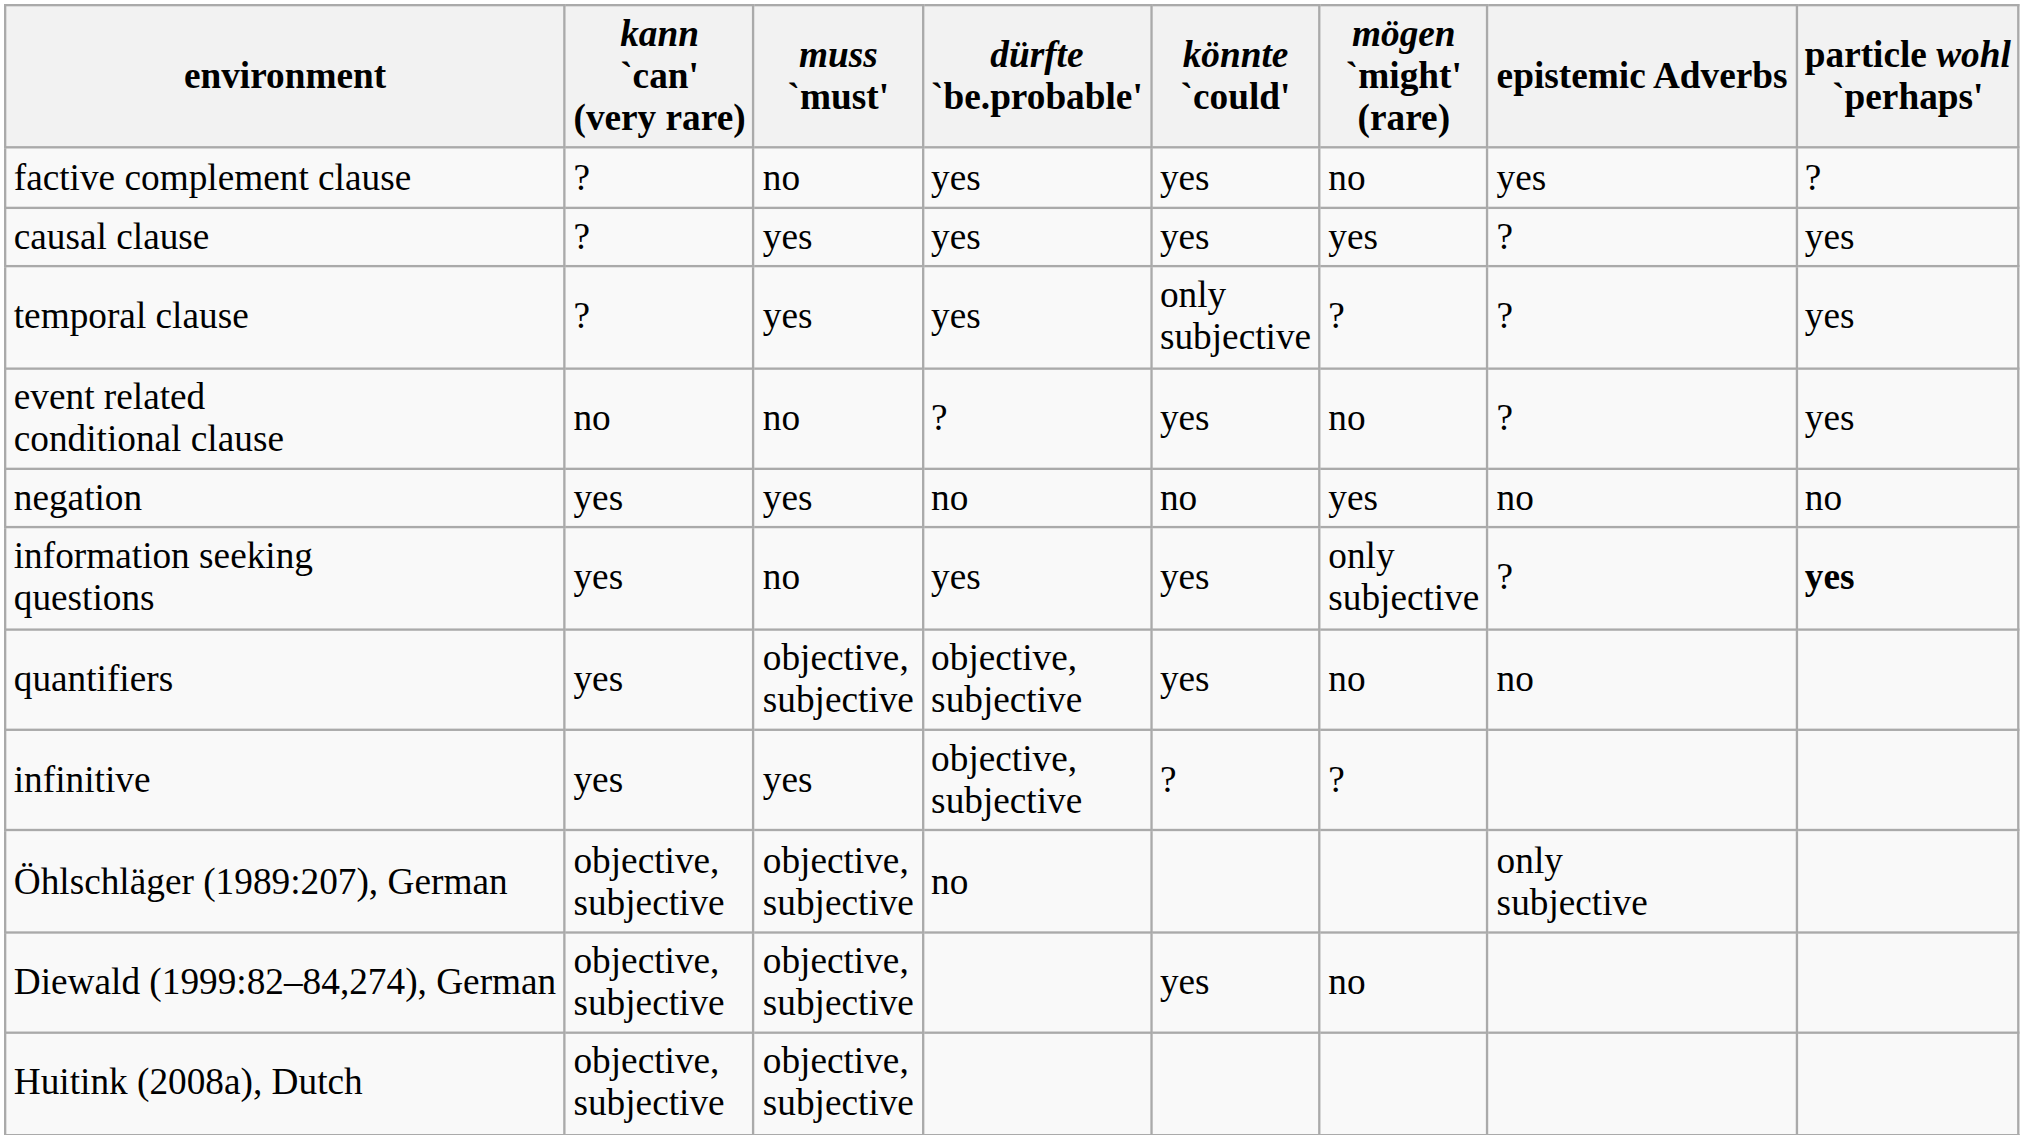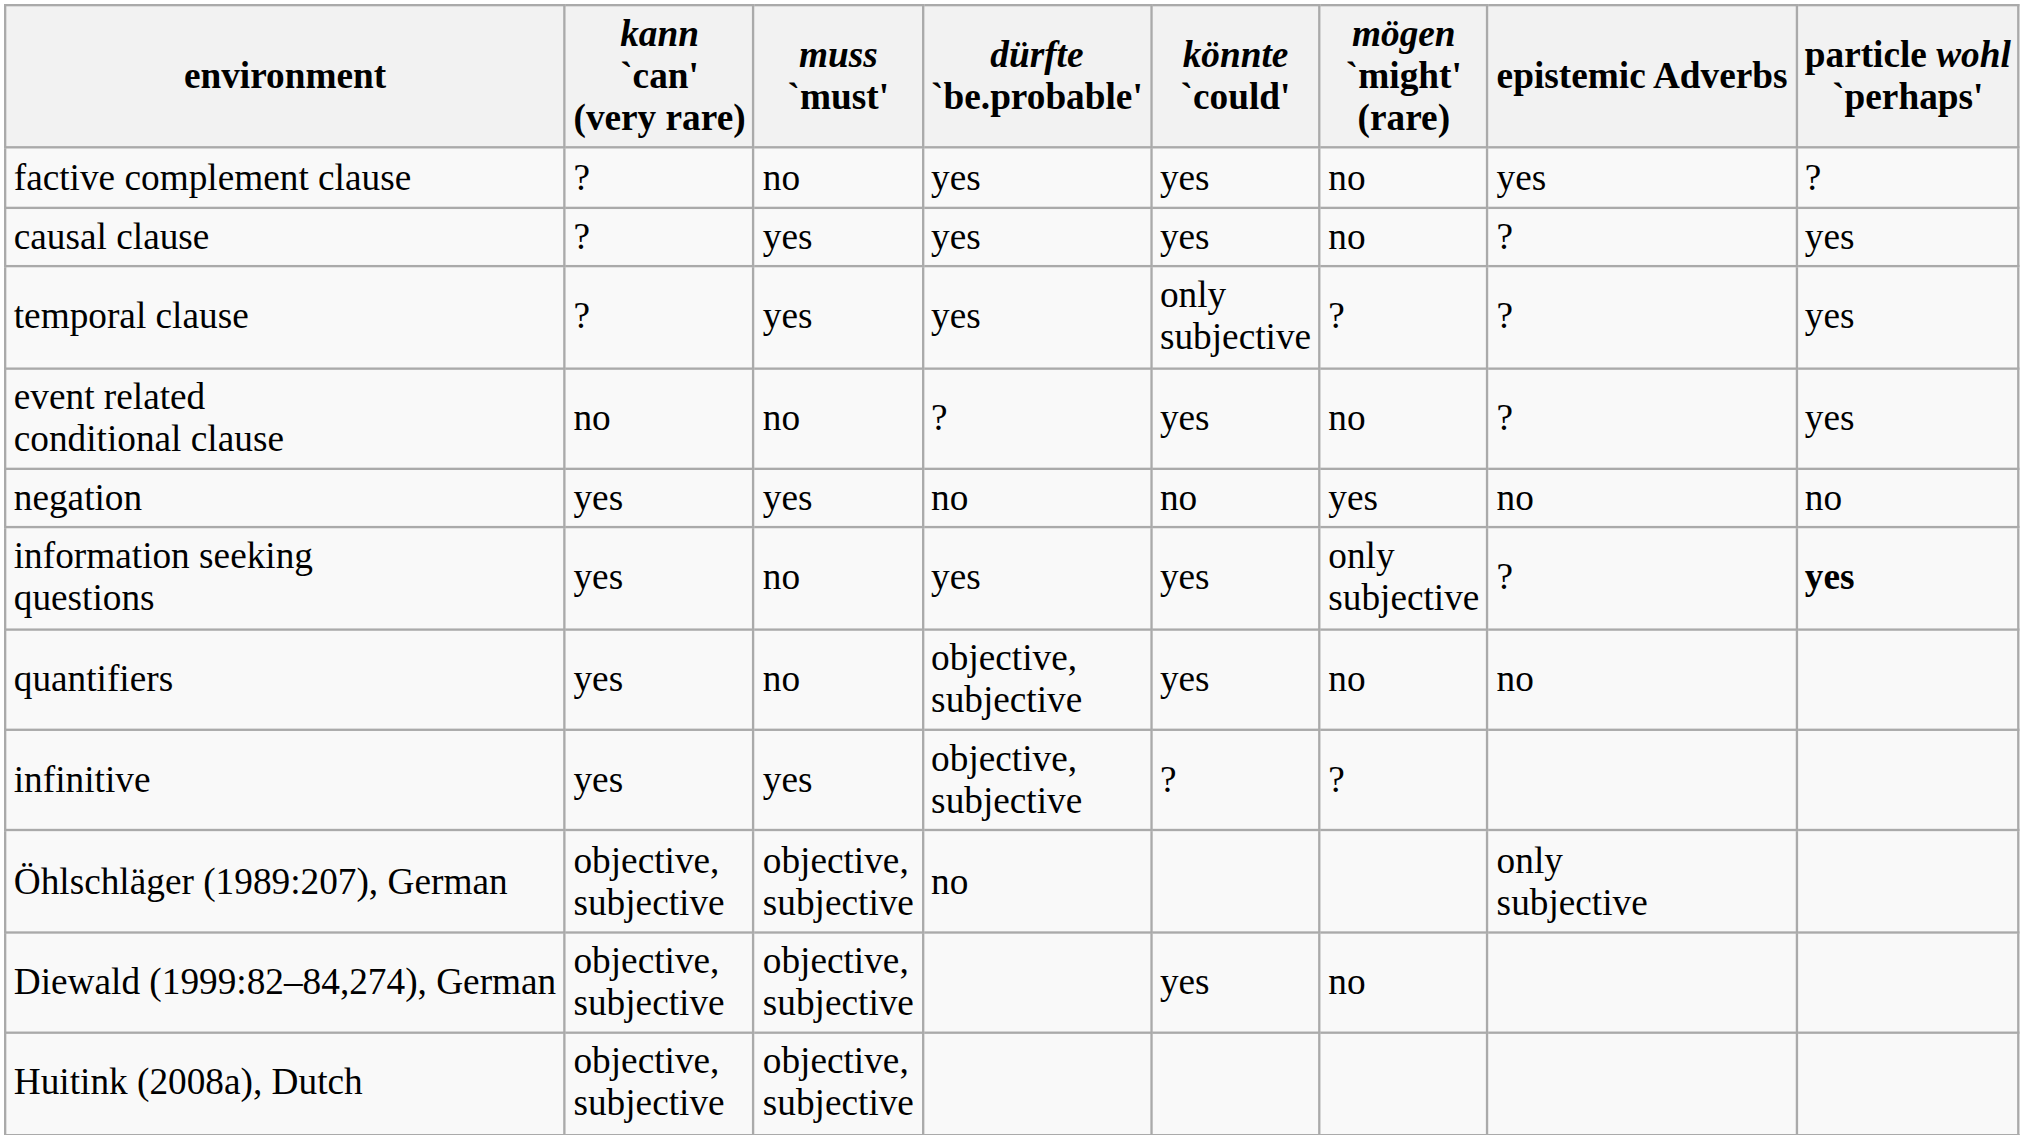(1353, 236) yes -> (1347, 236) no
(838, 678) objective, subjective -> (781, 678) no
